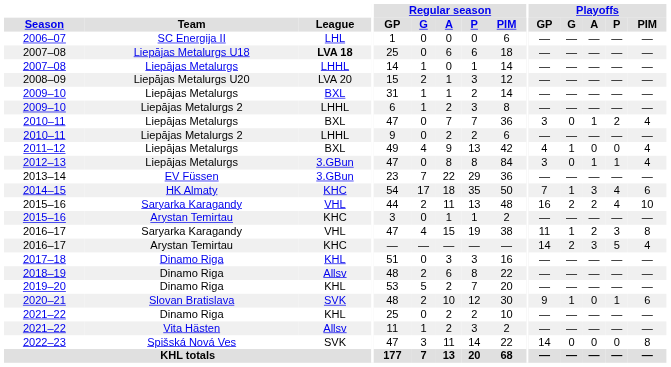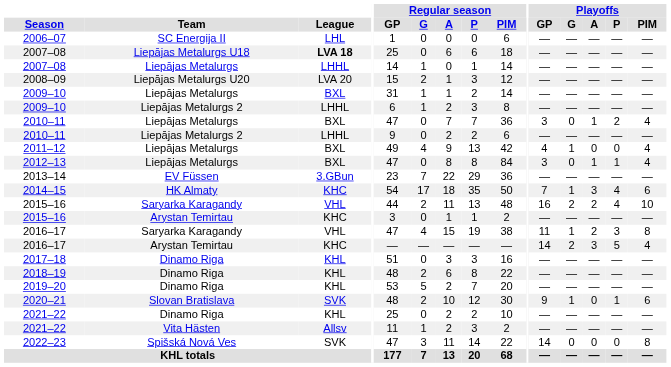(335, 162) 3.GBun -> (335, 162) BXL
(335, 273) Allsv -> (335, 273) KHL
